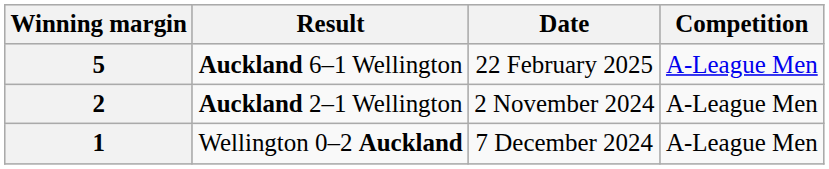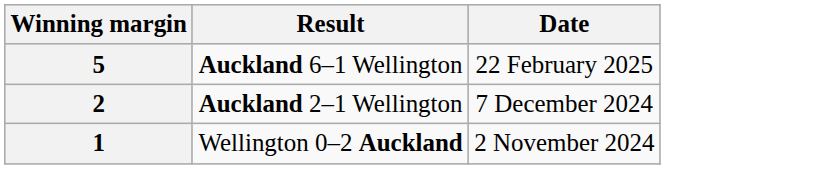- column: (742, 24)
(564, 103) 2 November 2024 -> (564, 103) 7 December 2024
(564, 143) 7 December 2024 -> (564, 143) 2 November 2024
